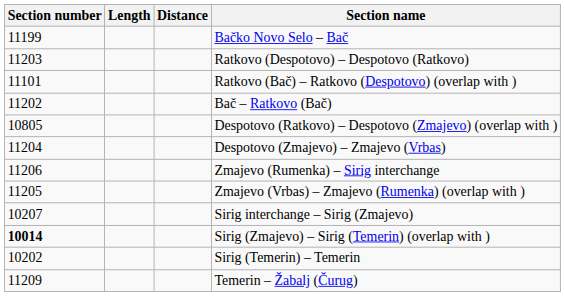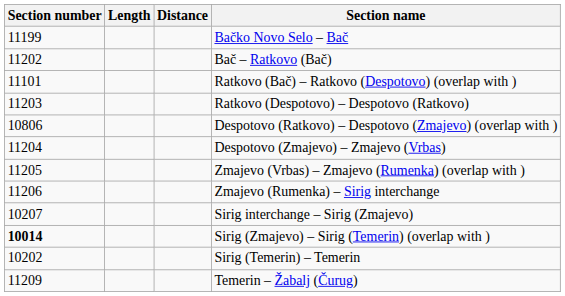rows swapped: (273, 103) <-> (342, 59)
(25, 125) 10805 -> (25, 125) 10806
rows swapped: (370, 192) <-> (327, 170)
